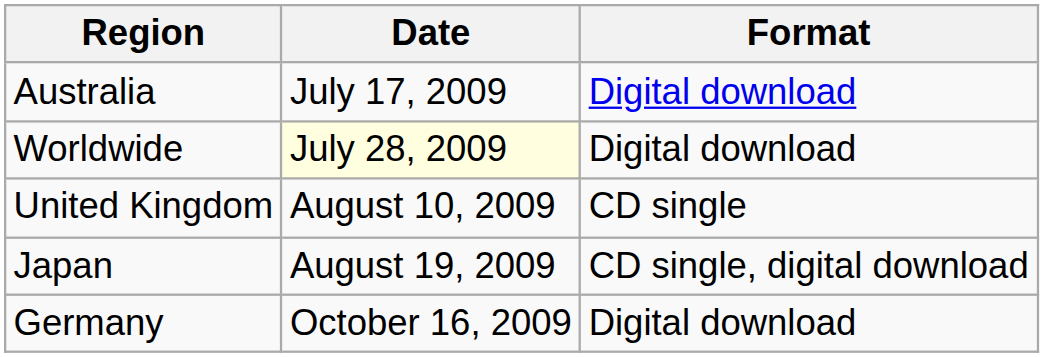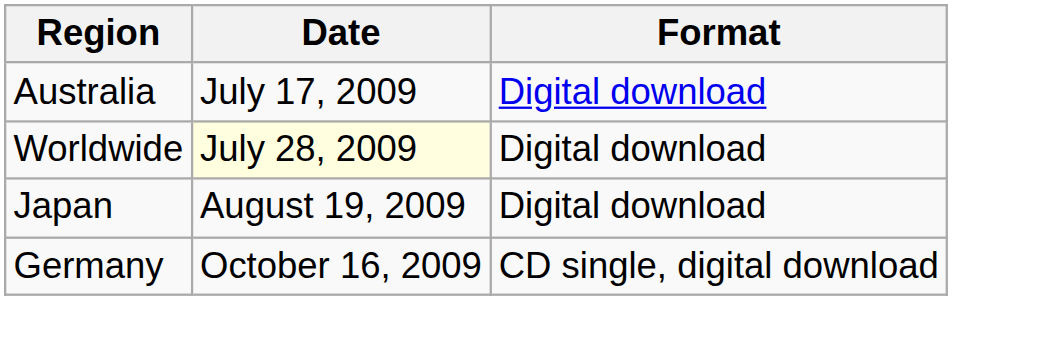- row: (143, 206)
(809, 264) CD single, digital download -> (633, 206) Digital download
(722, 322) Digital download -> (719, 264) CD single, digital download
